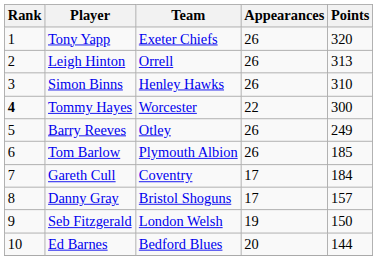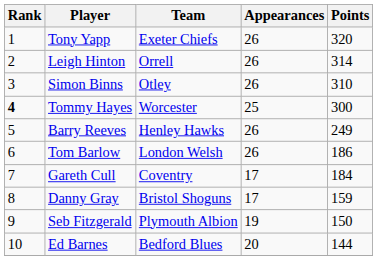(342, 61) 313 -> (342, 61) 314
(181, 84) Henley Hawks -> (155, 84) Otley
(252, 107) 22 -> (252, 107) 25
(155, 130) Otley -> (181, 130) Henley Hawks
(188, 152) Plymouth Albion -> (181, 152) London Welsh
(342, 152) 185 -> (342, 152) 186
(342, 198) 157 -> (342, 198) 159
(181, 221) London Welsh -> (188, 221) Plymouth Albion
